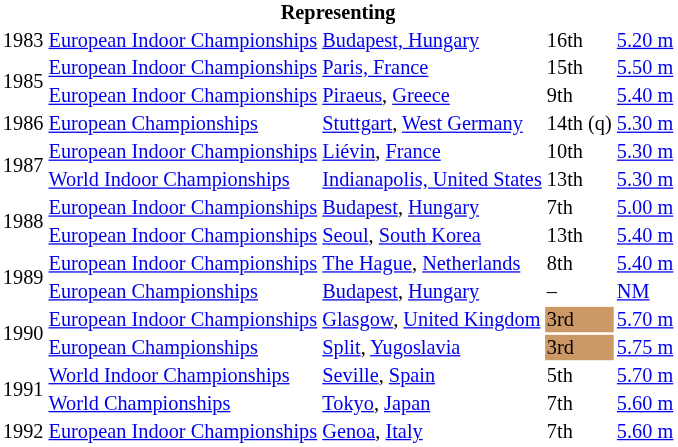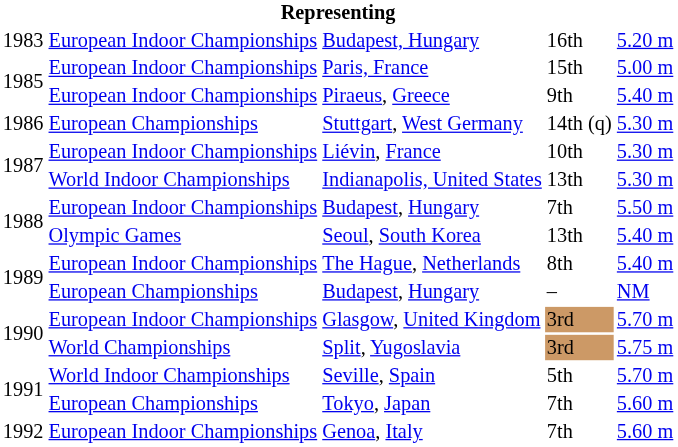(645, 67) 5.50 m -> (645, 67) 5.00 m
(645, 207) 5.00 m -> (645, 207) 5.50 m
(183, 235) European Indoor Championships -> (115, 235) Olympic Games
(153, 347) European Championships -> (139, 347) World Championships
(139, 403) World Championships -> (153, 403) European Championships
